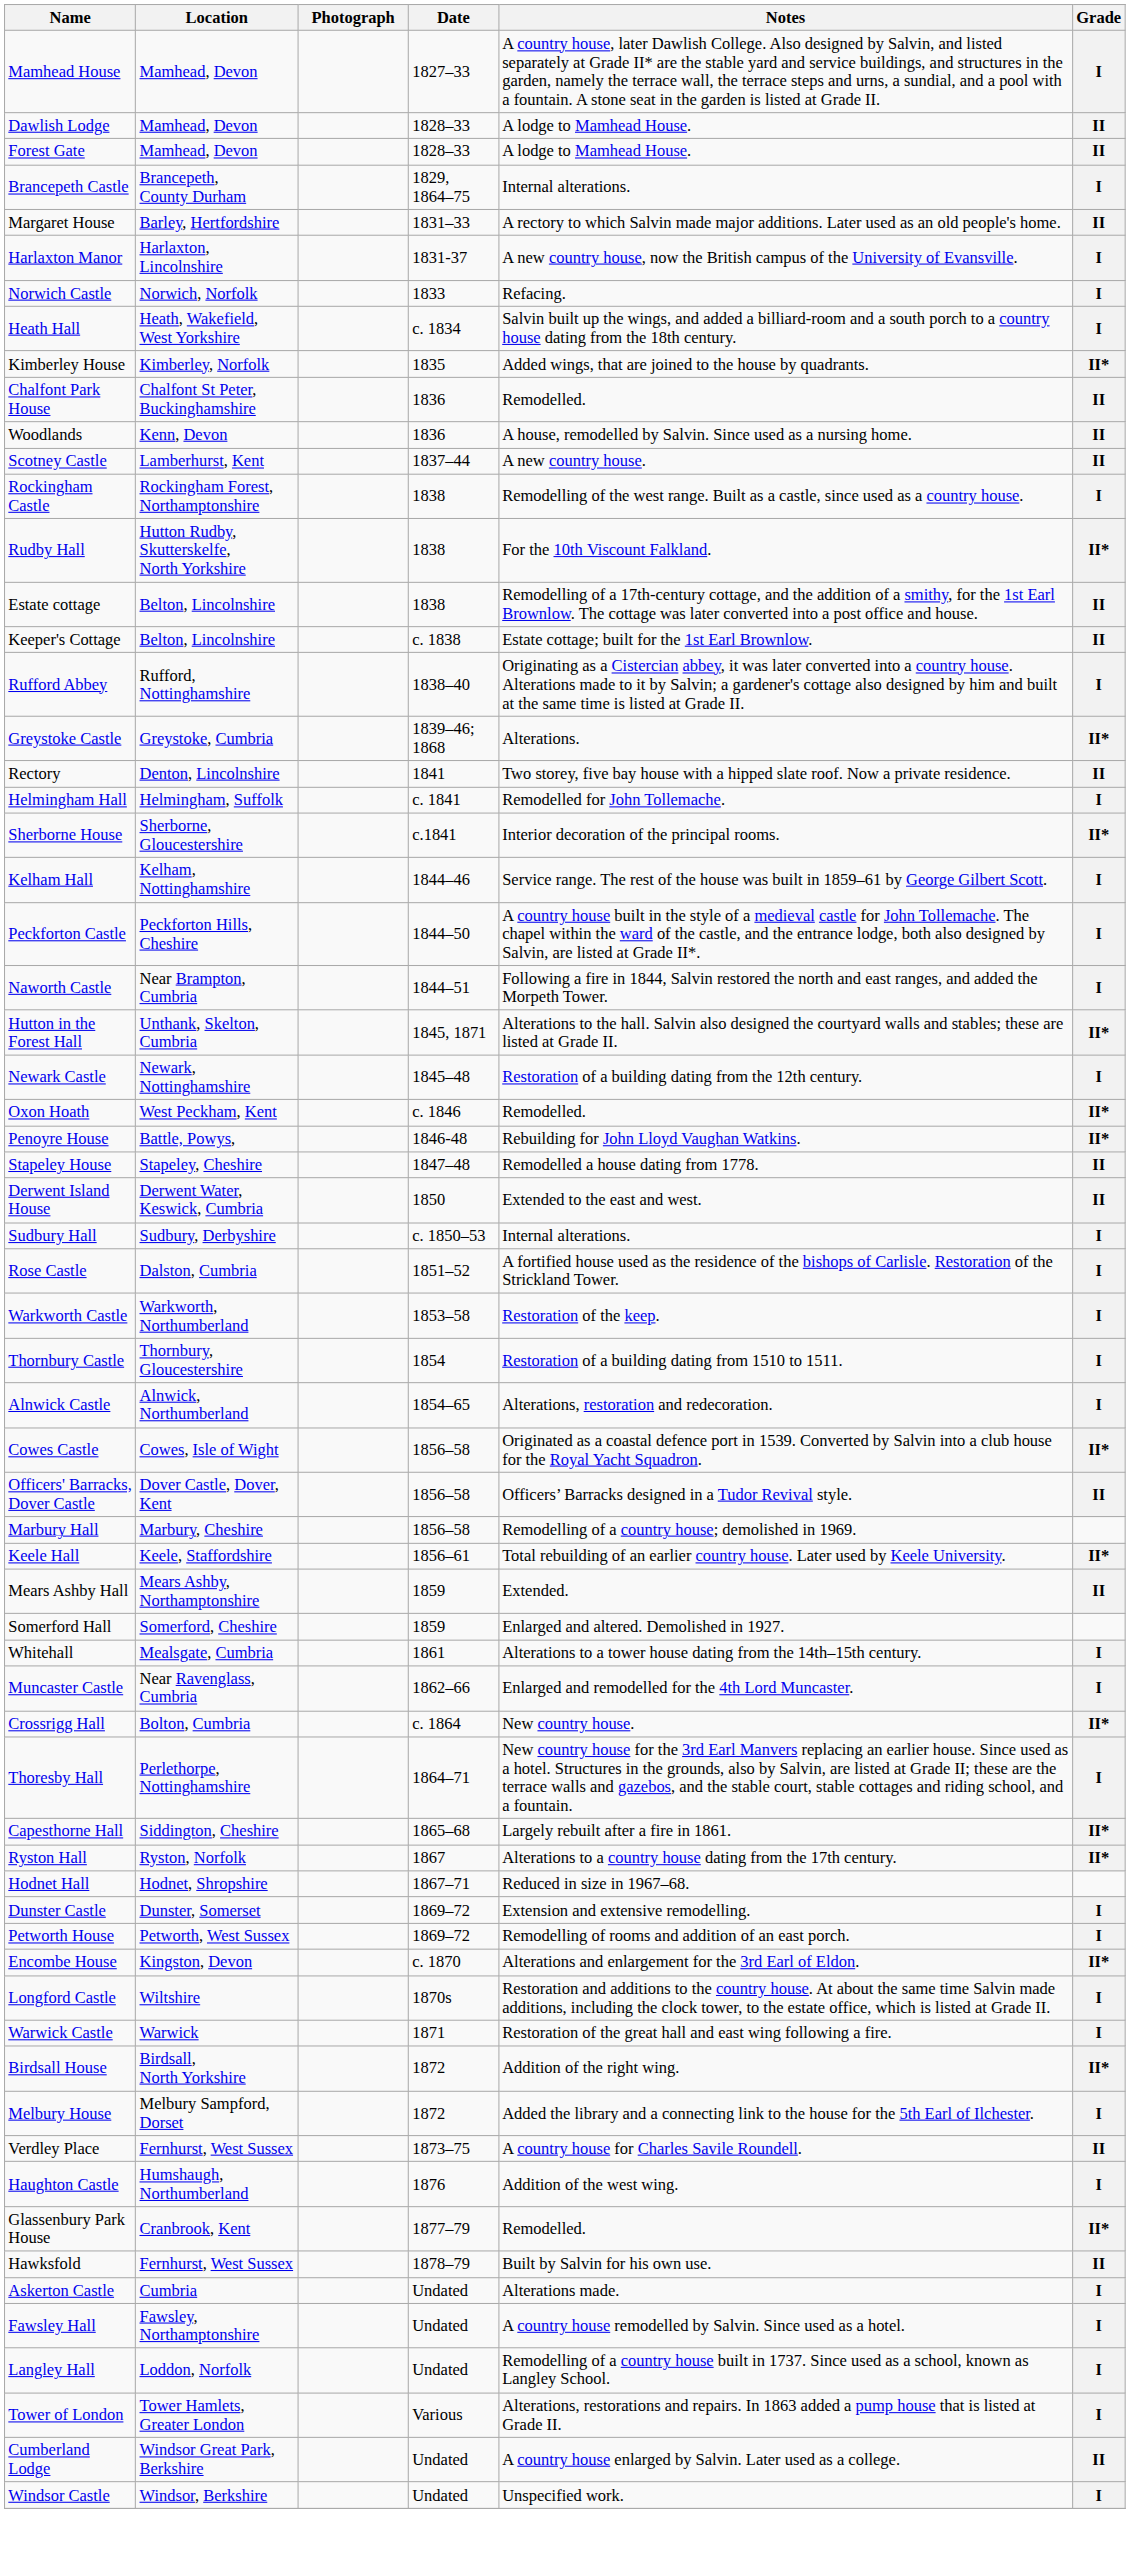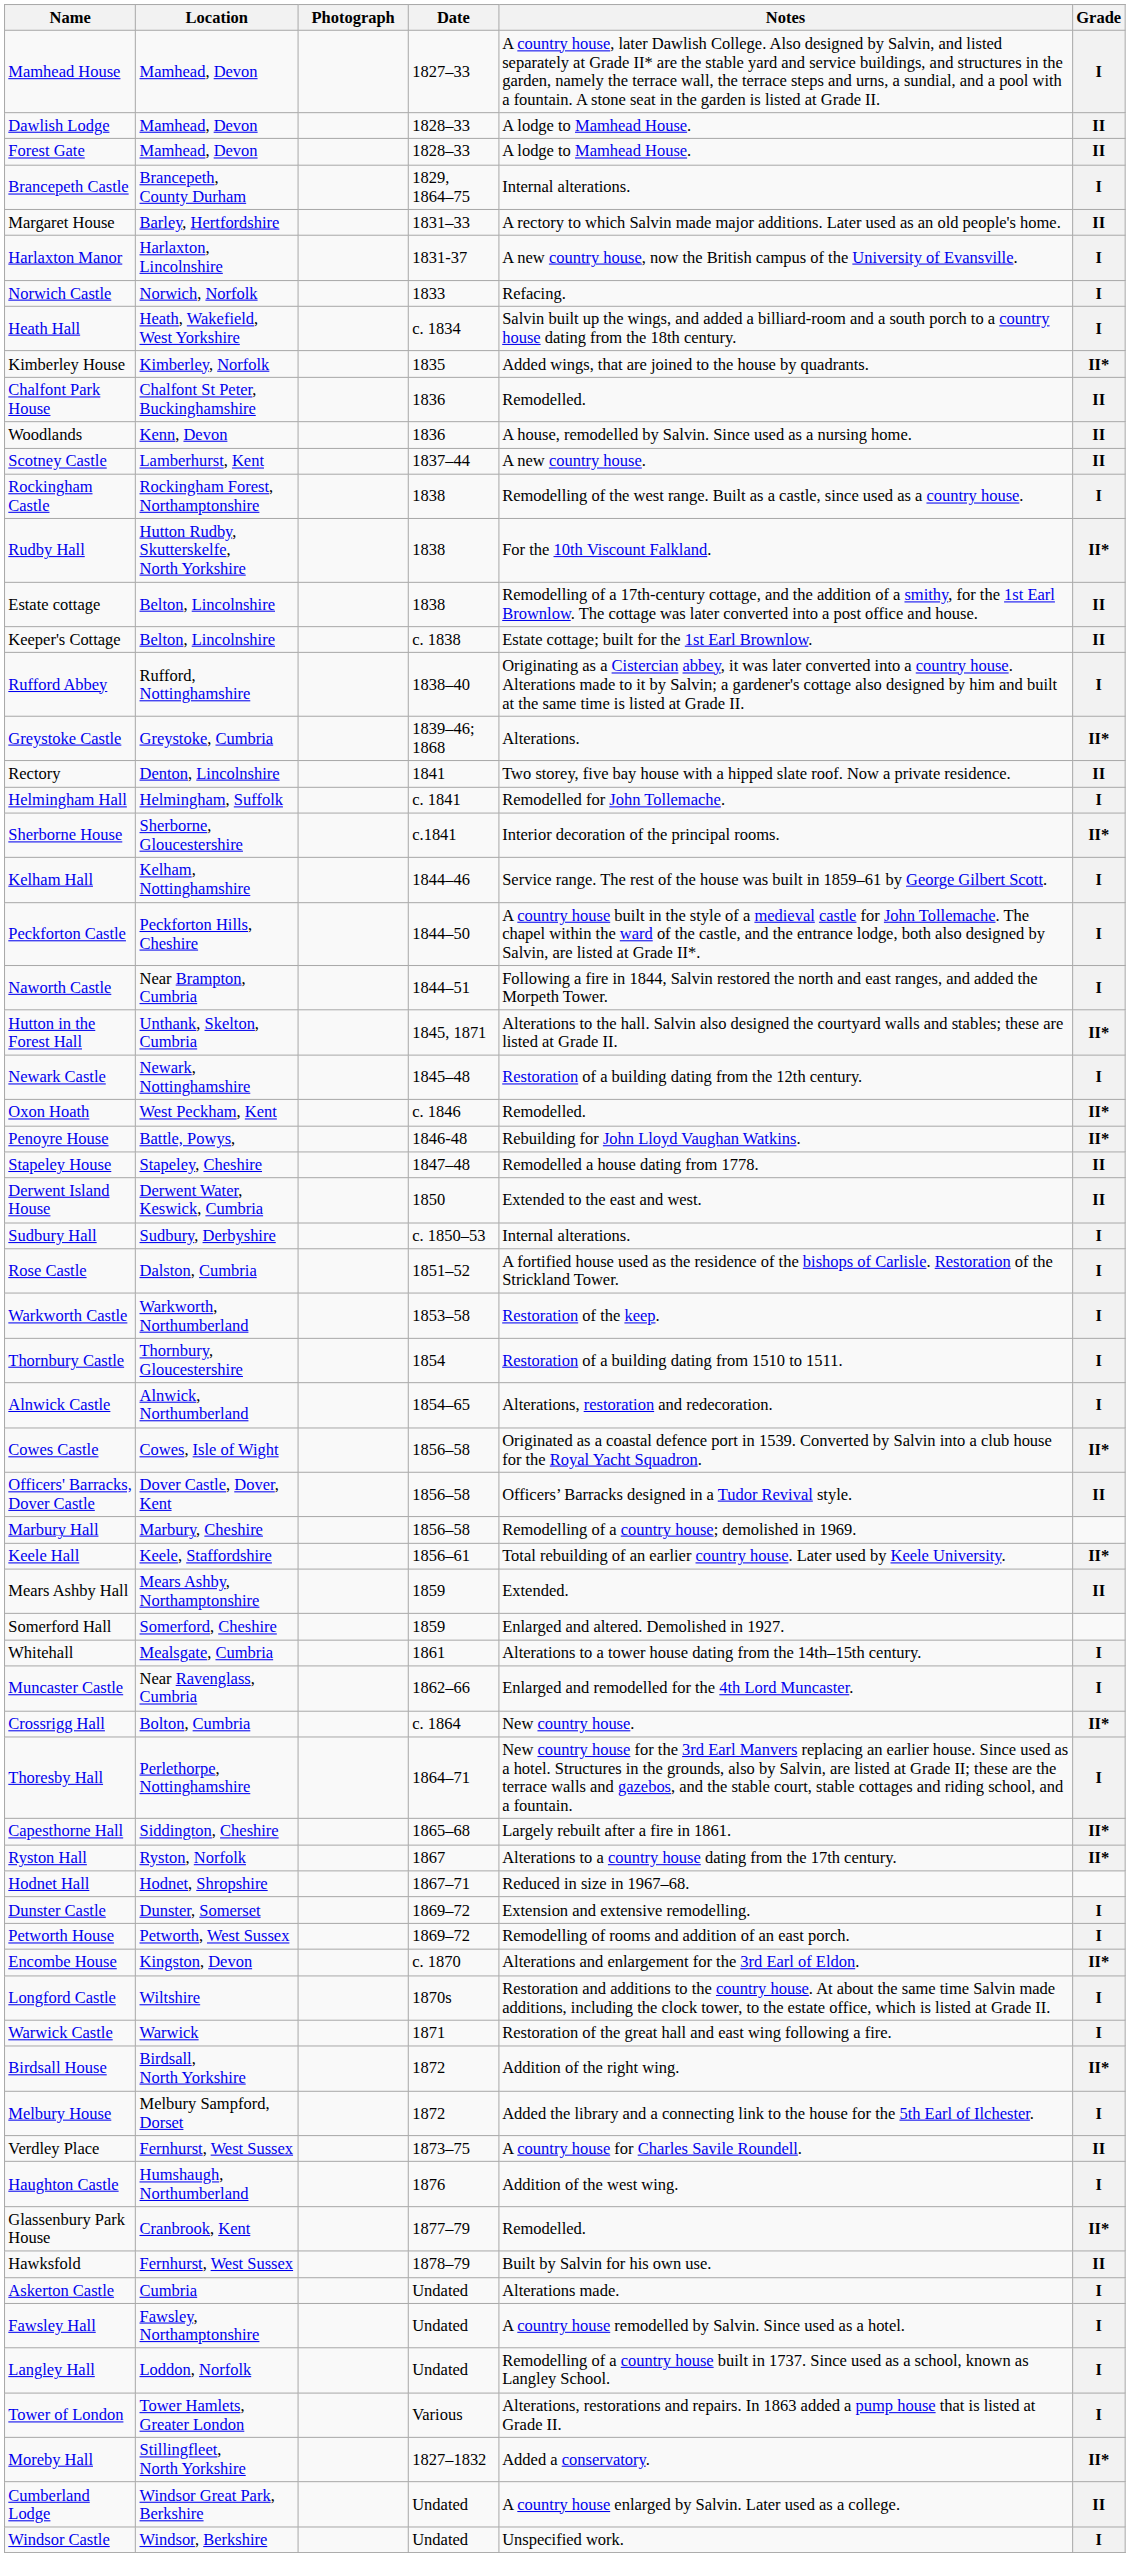+ row: (51, 2459)
